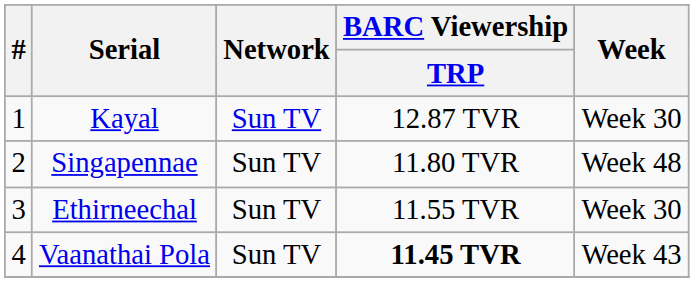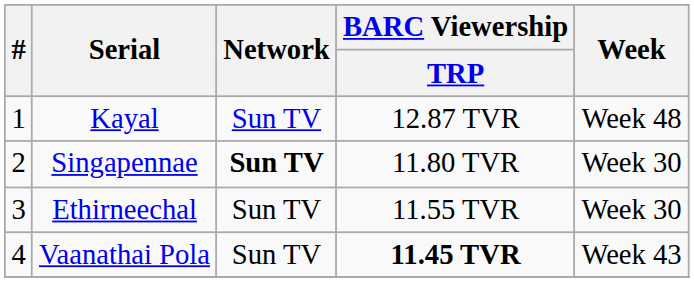(632, 118) Week 30 -> (632, 118) Week 48
(276, 163) normal -> (277, 163) bold
(632, 163) Week 48 -> (632, 163) Week 30
